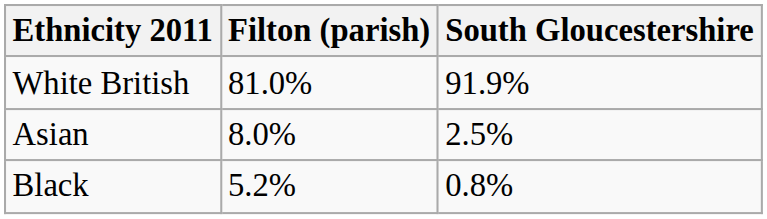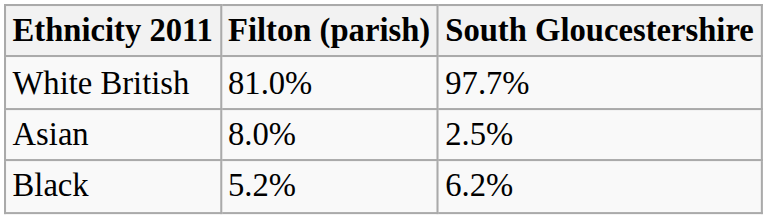(487, 82) 91.9% -> (487, 82) 97.7%
(479, 185) 0.8% -> (479, 185) 6.2%
